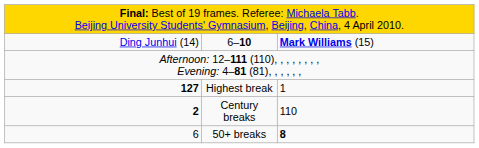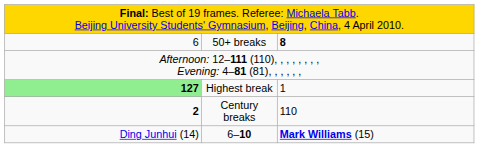rows swapped: (239, 42) <-> (239, 135)
(190, 88) no background -> (190, 88) lightgreen background
